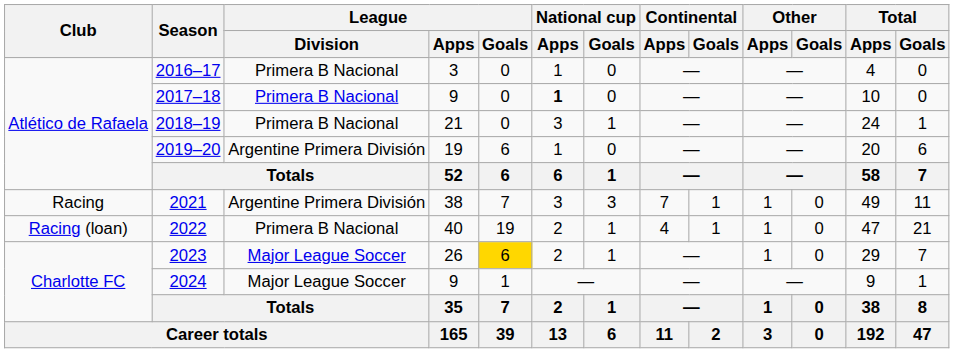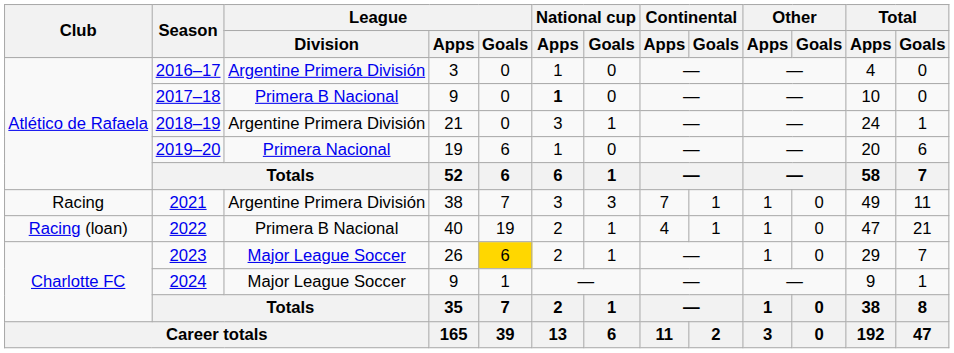(327, 70) Primera B Nacional -> (327, 70) Argentine Primera División
(327, 123) Primera B Nacional -> (327, 123) Argentine Primera División
(327, 149) Argentine Primera División -> (327, 149) Primera Nacional
